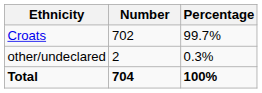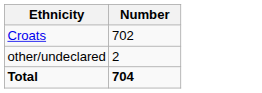- column: (219, 14)
